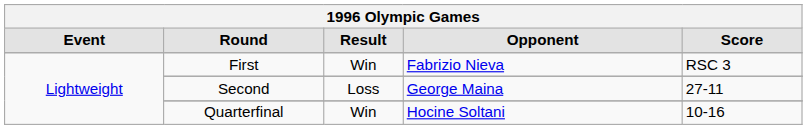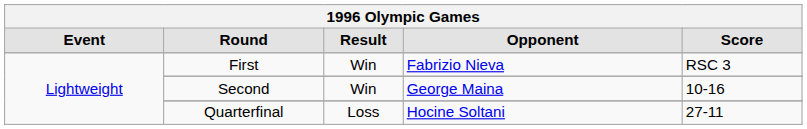(363, 88) Loss -> (363, 88) Win
(705, 88) 27-11 -> (705, 88) 10-16
(363, 112) Win -> (363, 112) Loss
(705, 112) 10-16 -> (705, 112) 27-11
